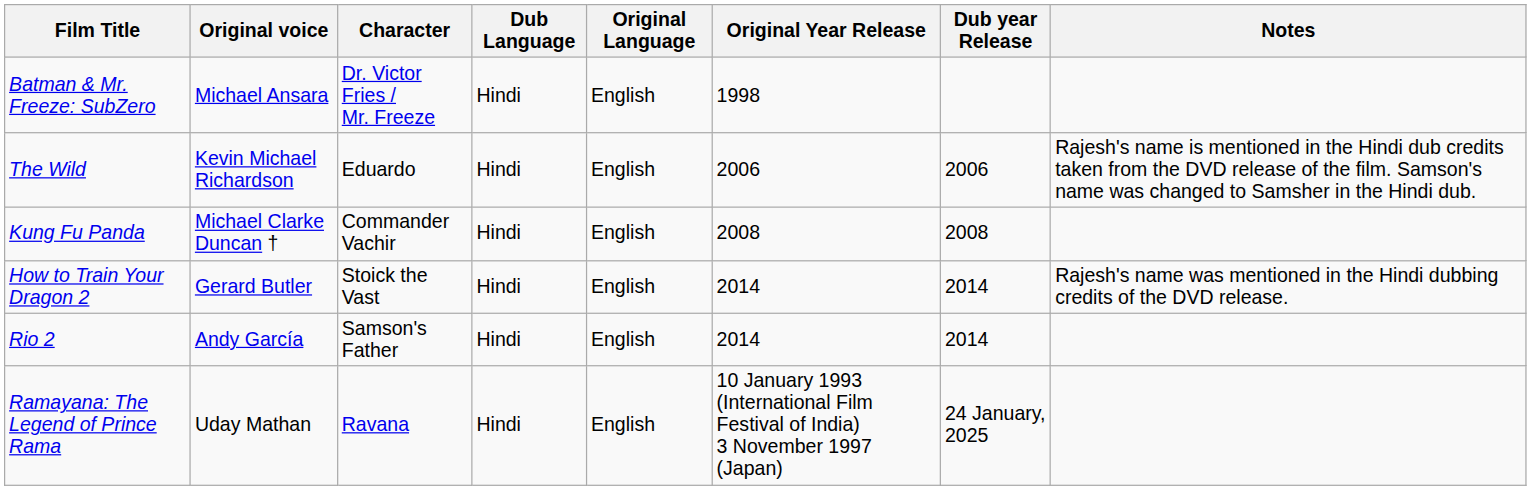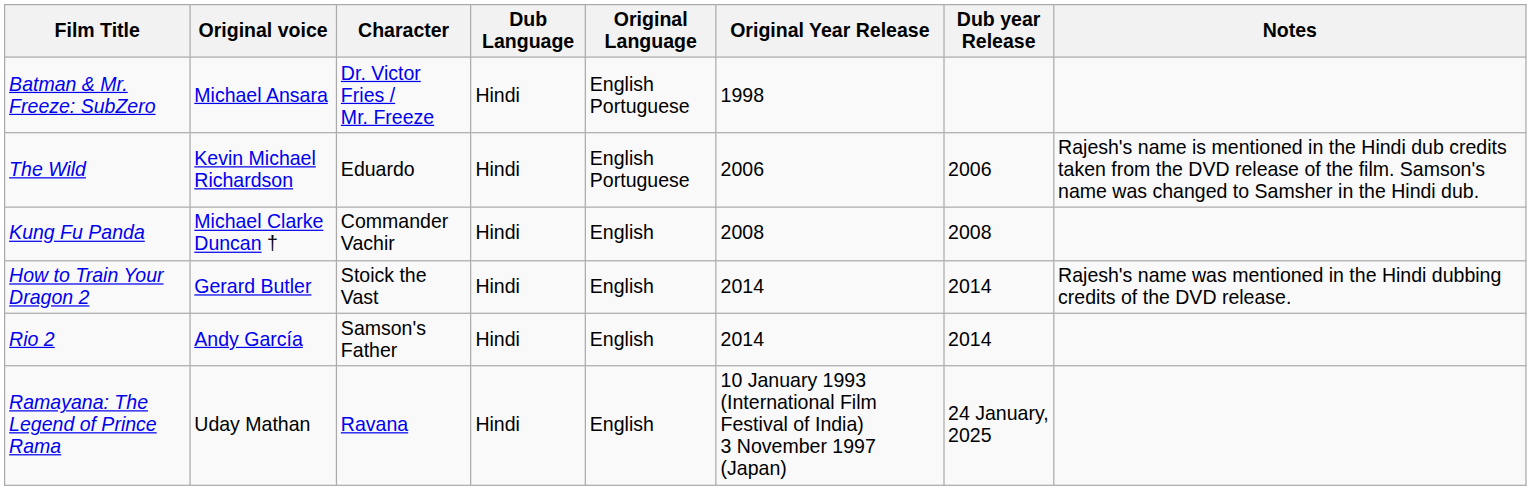(623, 94) English -> (640, 94) English Portuguese
(623, 169) English -> (640, 169) English Portuguese
